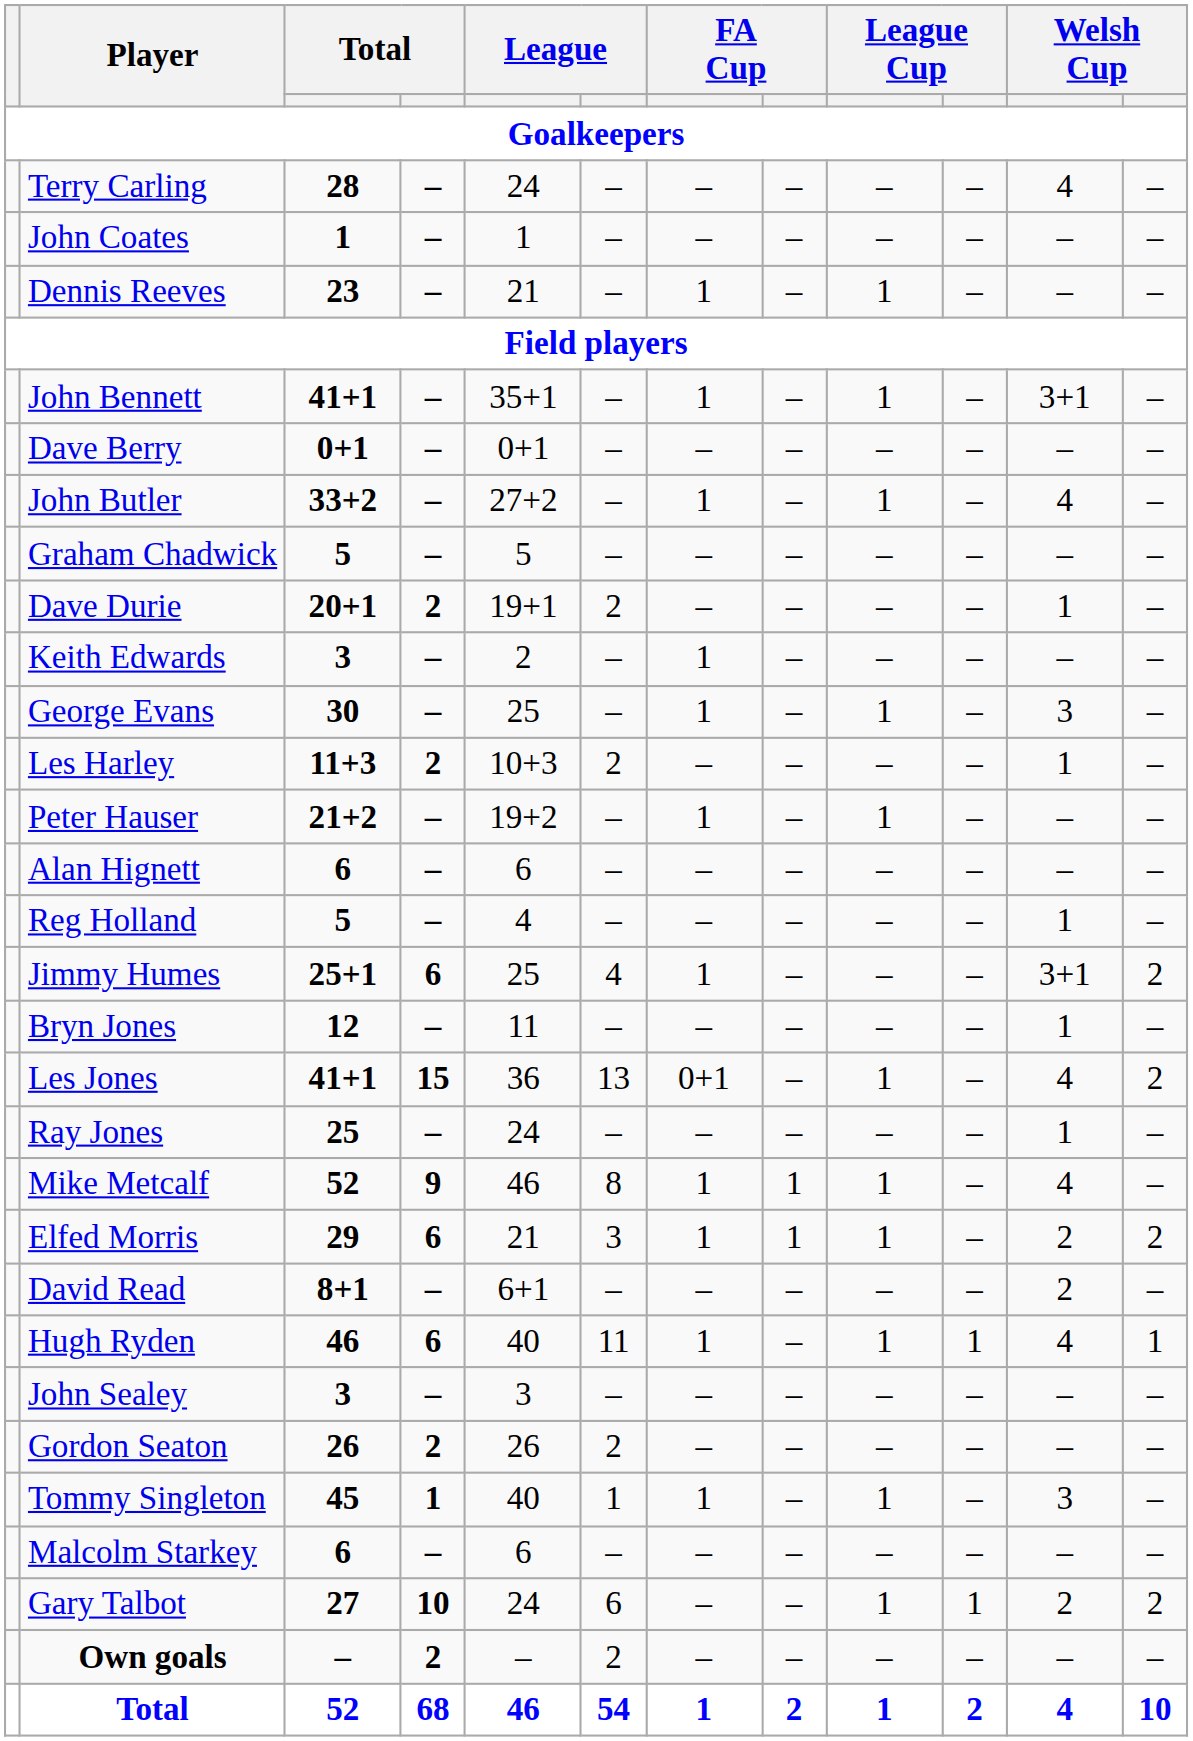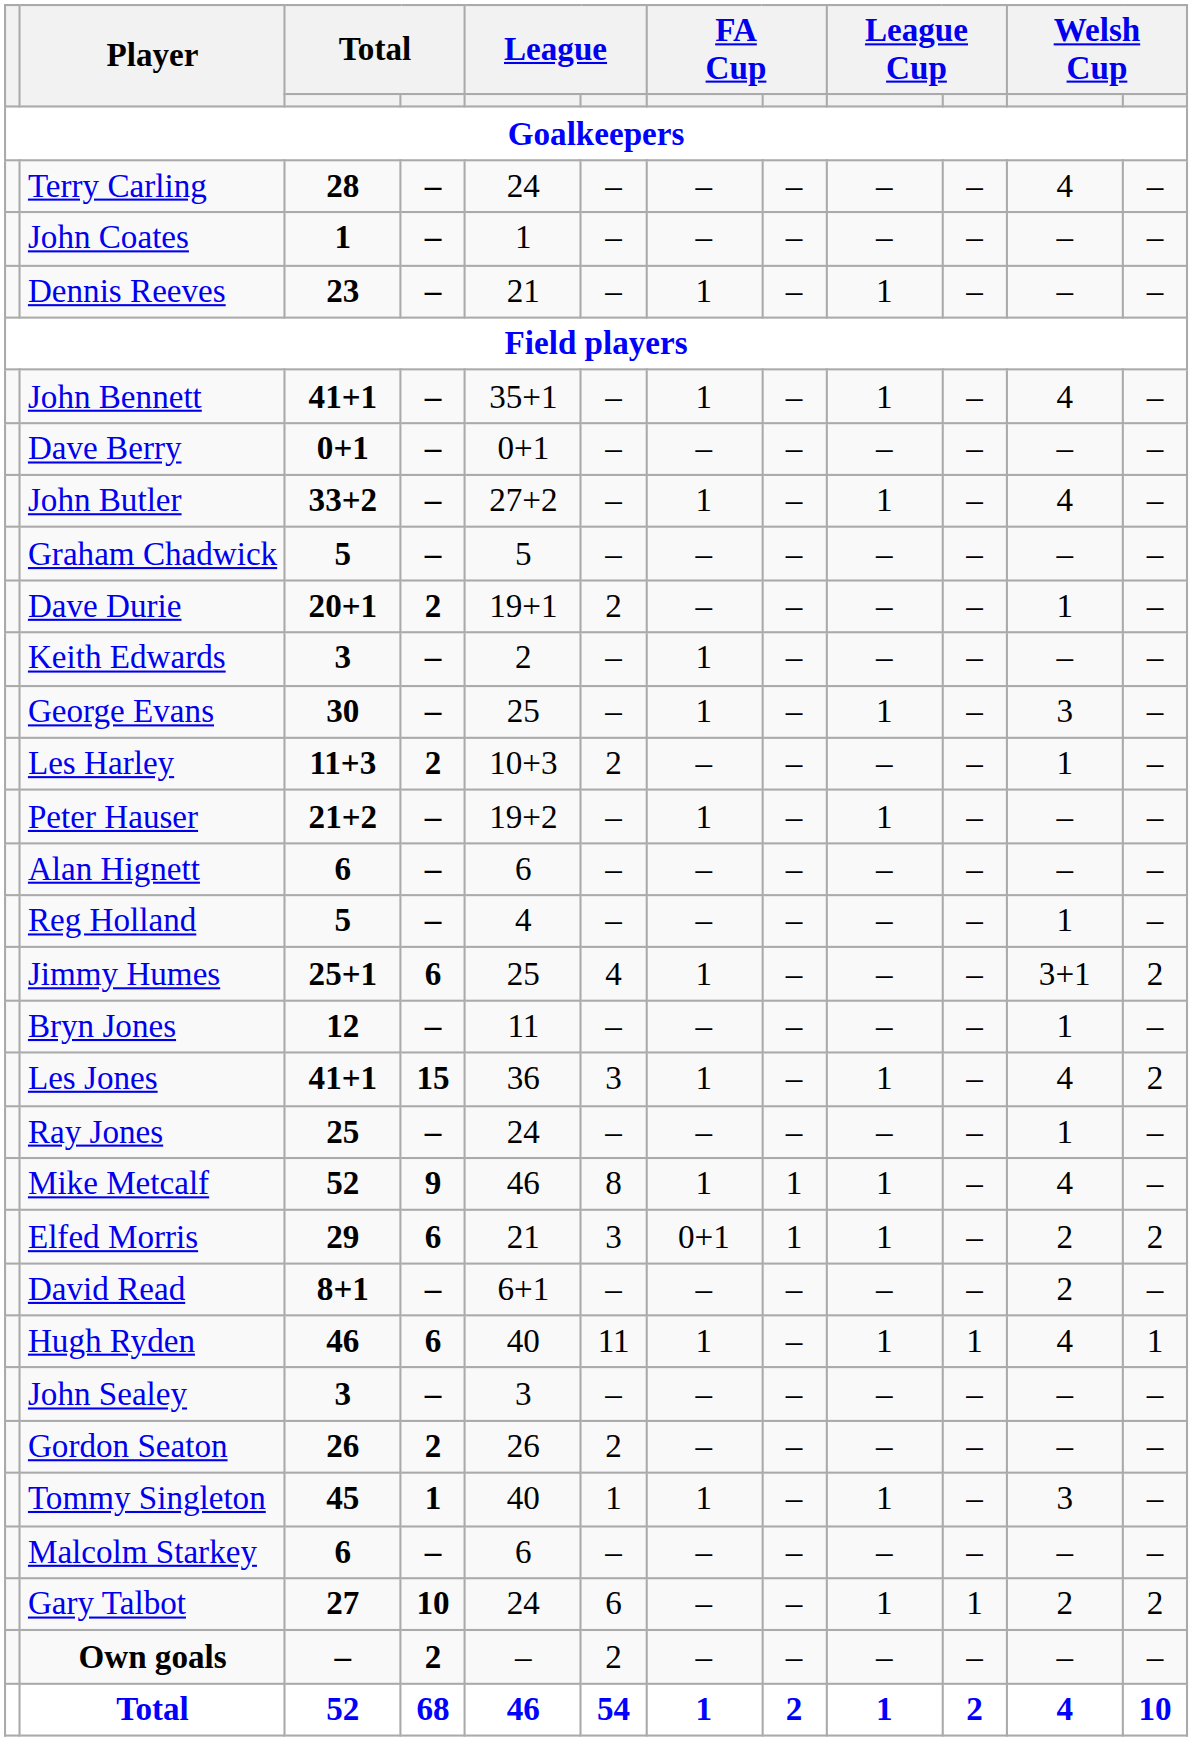(1065, 395) 3+1 -> (1065, 395) 4
(614, 1078) 13 -> (614, 1078) 3
(704, 1078) 0+1 -> (704, 1078) 1
(704, 1236) 1 -> (704, 1236) 0+1
